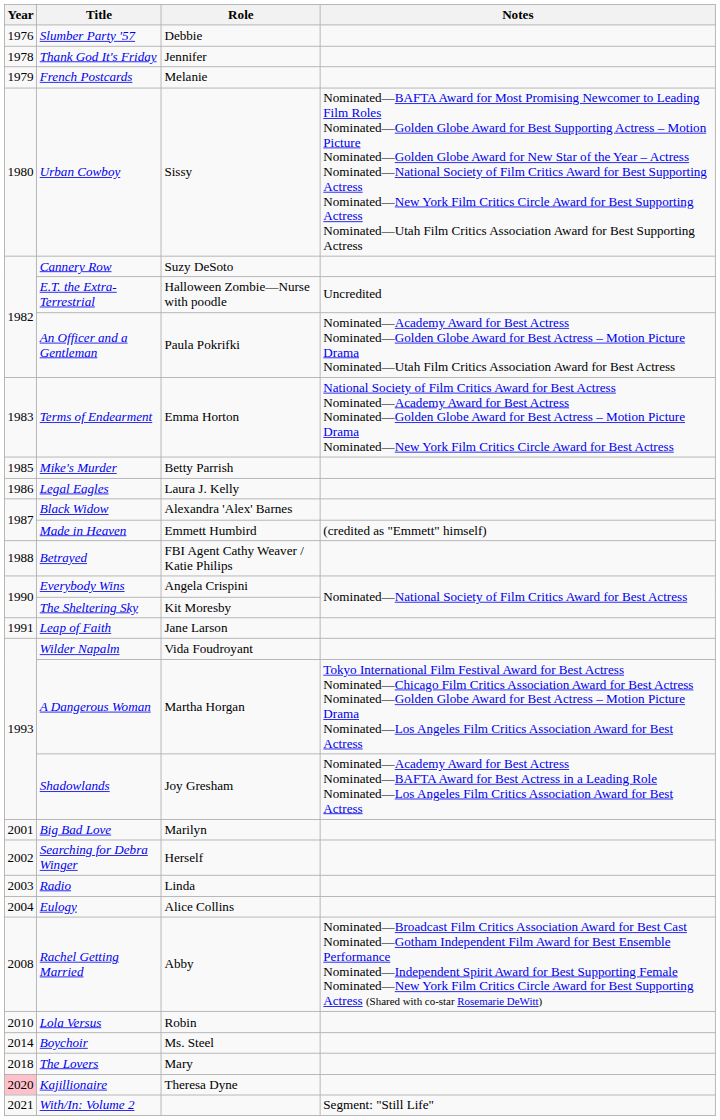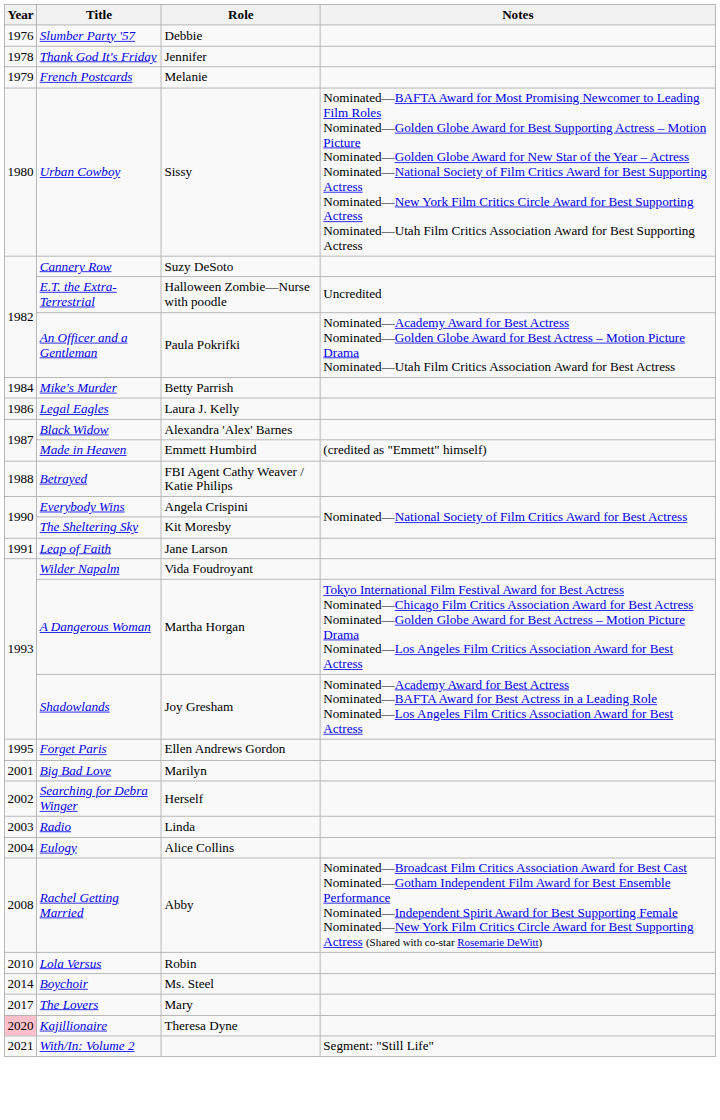- row: (96, 417)
(21, 467) 1985 -> (21, 388) 1984
+ row: (73, 749)
(21, 1063) 2018 -> (21, 1004) 2017
